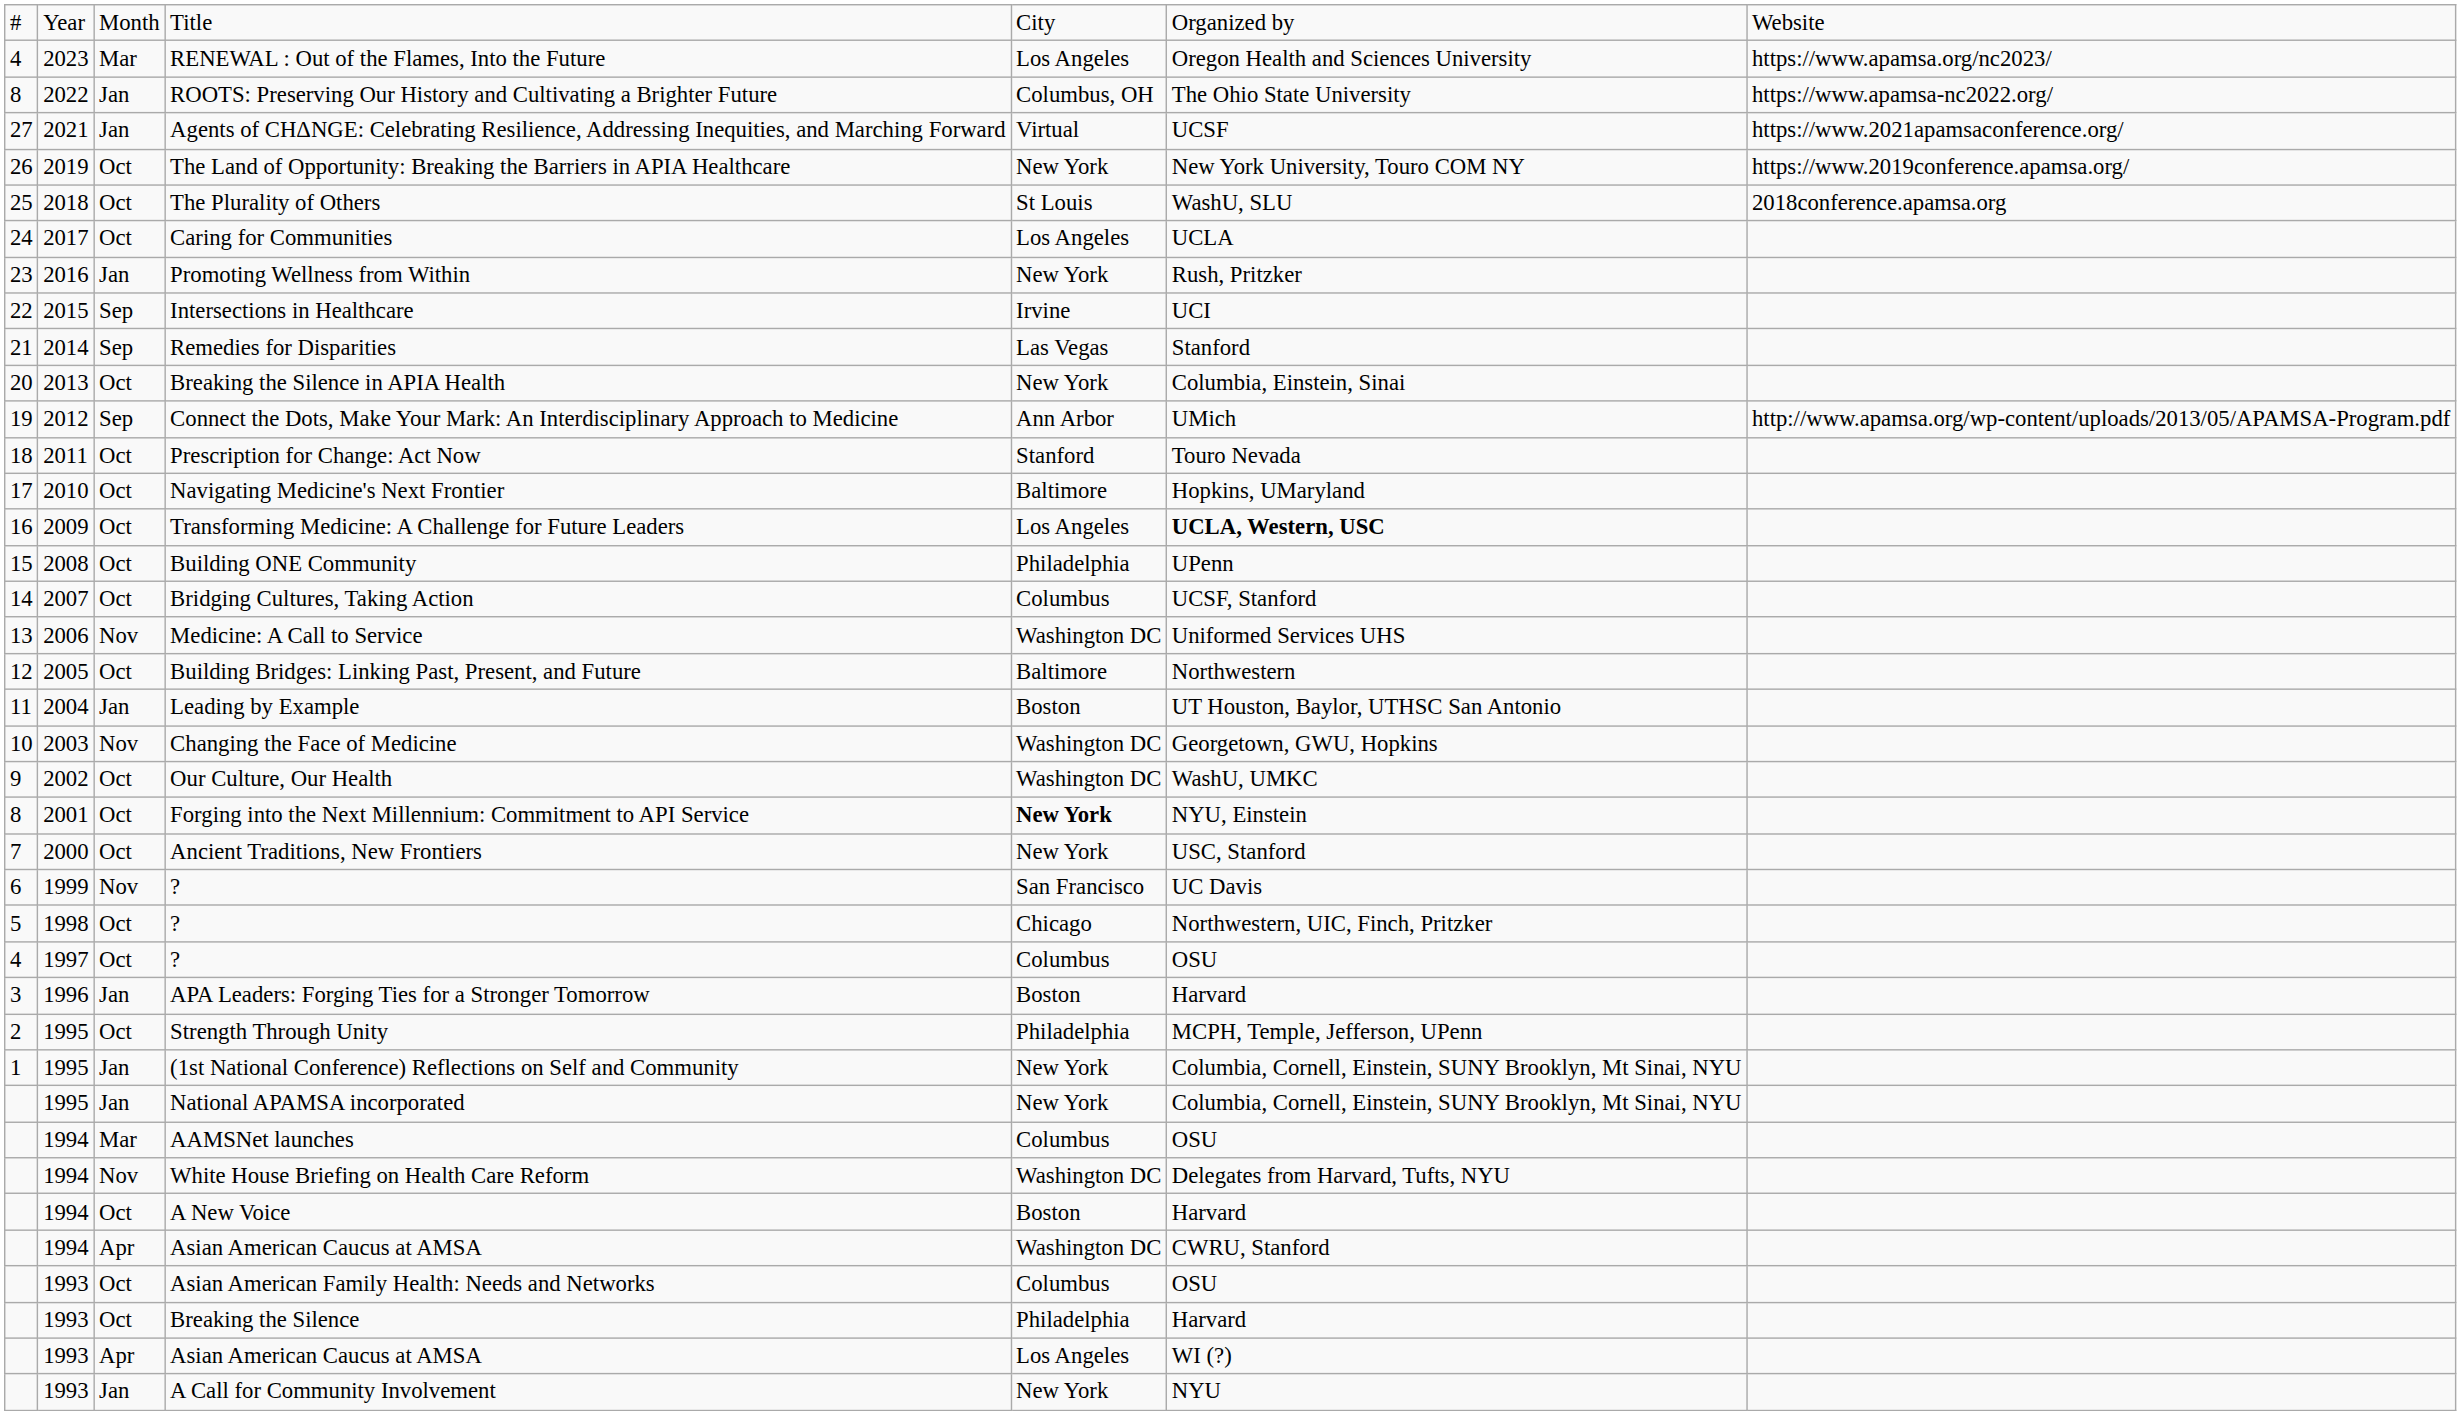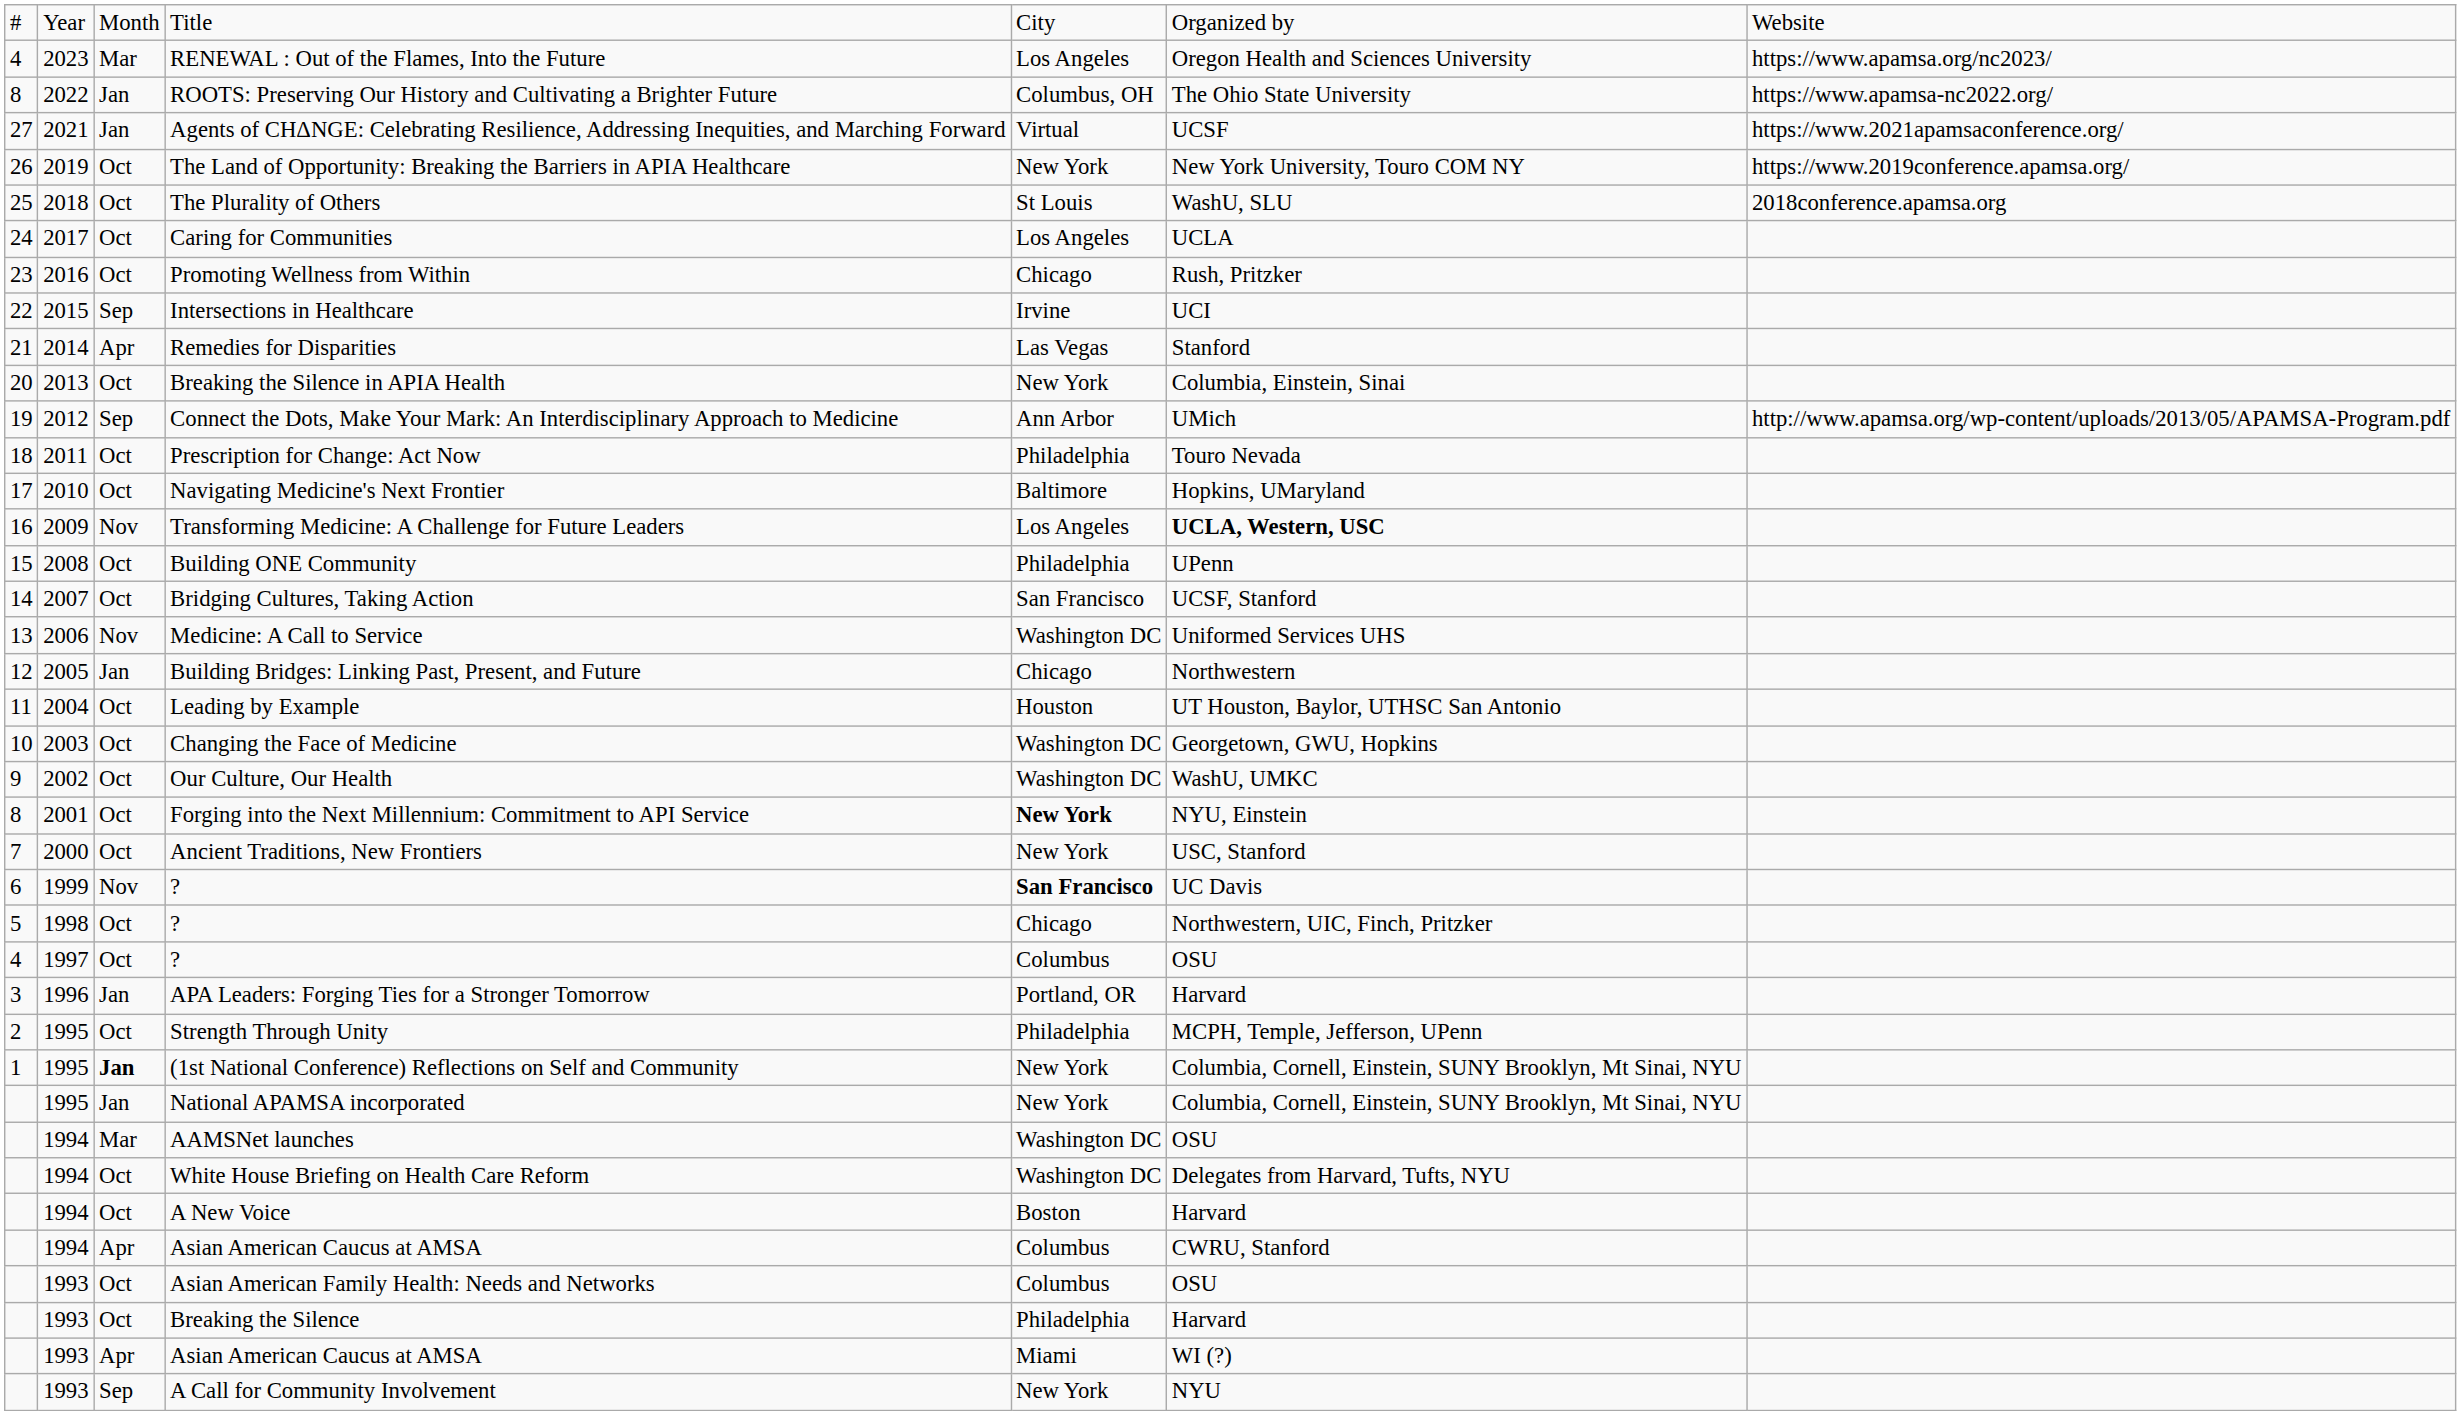(114, 274) Jan -> (115, 274) Oct
(1062, 274) New York -> (1054, 274) Chicago
(116, 346) Sep -> (117, 346) Apr
(1055, 454) Stanford -> (1073, 454) Philadelphia
(115, 526) Oct -> (119, 526) Nov
(1063, 599) Columbus -> (1080, 599) San Francisco
(115, 671) Oct -> (114, 671) Jan
(1062, 671) Baltimore -> (1054, 671) Chicago
(114, 707) Jan -> (115, 707) Oct
(1048, 707) Boston -> (1055, 707) Houston
(119, 743) Nov -> (115, 743) Oct
(1080, 887) normal -> (1085, 887) bold
(1048, 995) Boston -> (1076, 995) Portland, OR
(114, 1067) normal -> (117, 1067) bold
(1063, 1139) Columbus -> (1089, 1139) Washington DC
(119, 1175) Nov -> (115, 1175) Oct
(1089, 1247) Washington DC -> (1063, 1247) Columbus
(1073, 1355) Los Angeles -> (1046, 1355) Miami
(114, 1391) Jan -> (116, 1391) Sep
